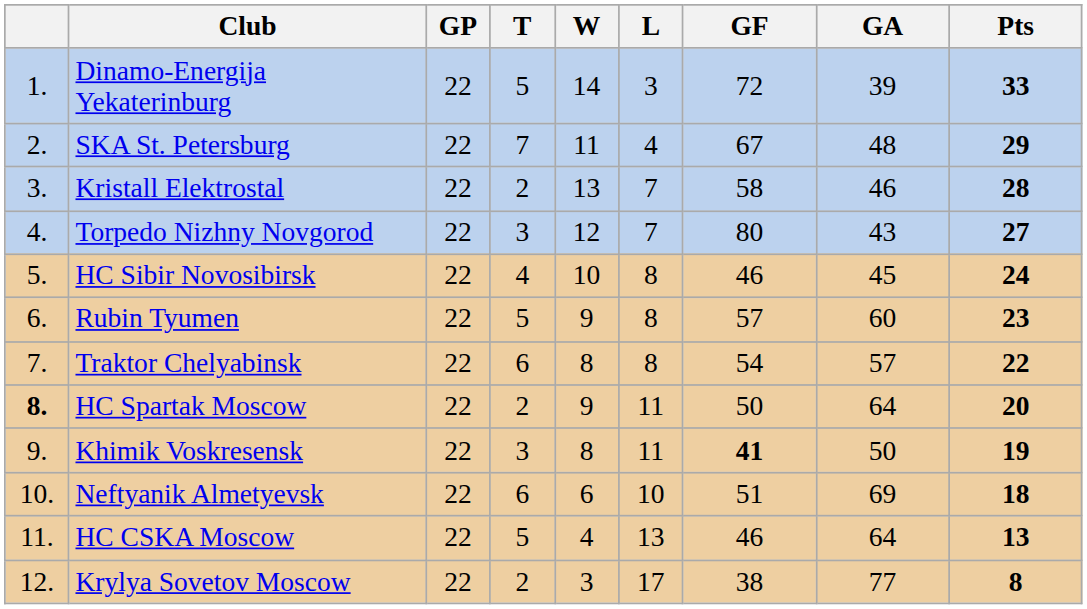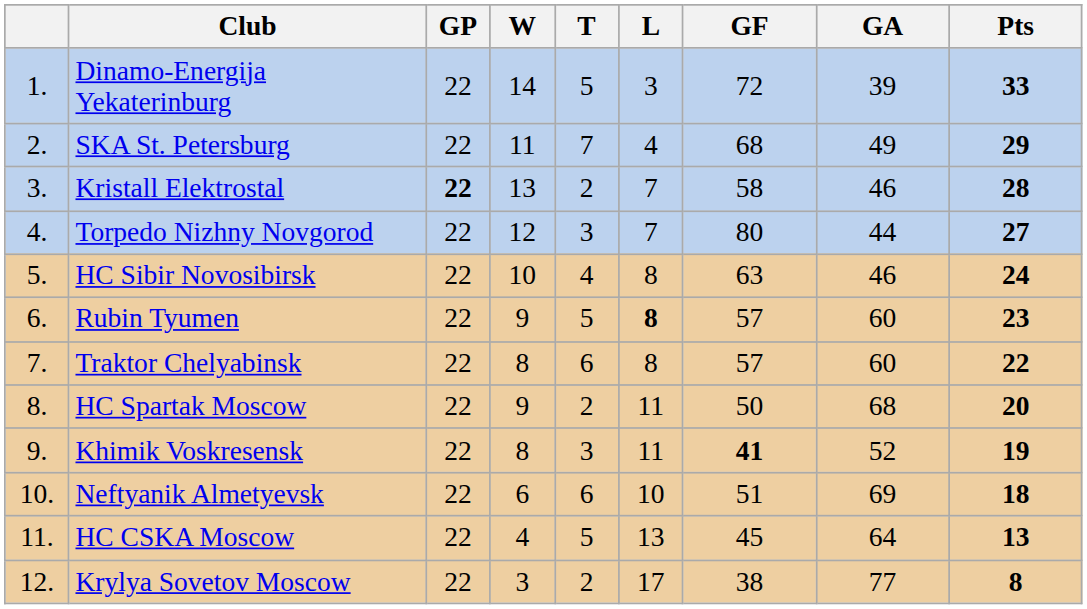columns swapped: (587, 26) <-> (522, 26)
(750, 144) 67 -> (750, 144) 68
(883, 144) 48 -> (883, 144) 49
(458, 188) normal -> (458, 188) bold
(883, 231) 43 -> (883, 231) 44
(750, 275) 46 -> (750, 275) 63
(883, 275) 45 -> (883, 275) 46
(651, 319) normal -> (651, 319) bold
(750, 362) 54 -> (750, 362) 57
(883, 362) 57 -> (883, 362) 60
(37, 406) bold -> (37, 406) normal
(883, 406) 64 -> (883, 406) 68
(883, 450) 50 -> (883, 450) 52
(750, 537) 46 -> (750, 537) 45
